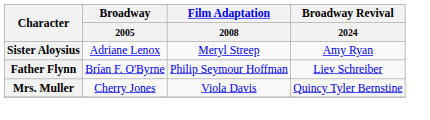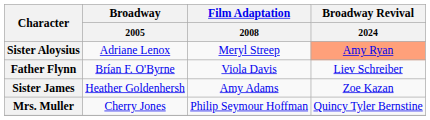(348, 50) no background -> (368, 50) lightsalmon background
(229, 69) Philip Seymour Hoffman -> (249, 69) Viola Davis
+ row: (43, 87)
(229, 87) Viola Davis -> (249, 106) Philip Seymour Hoffman
